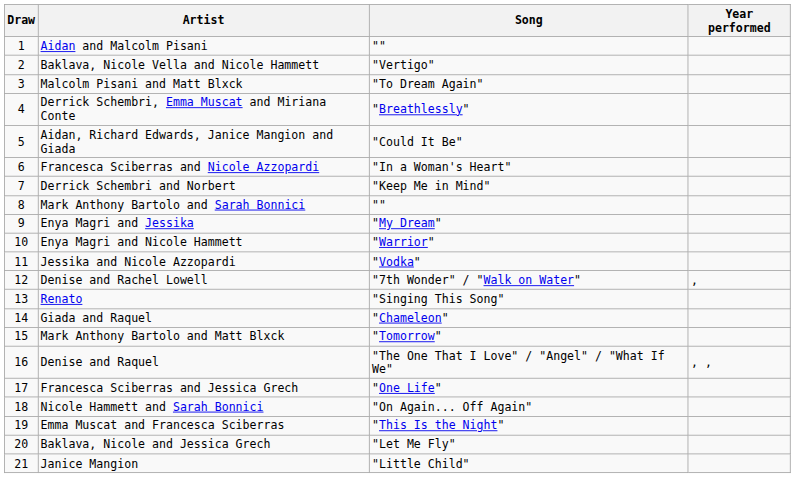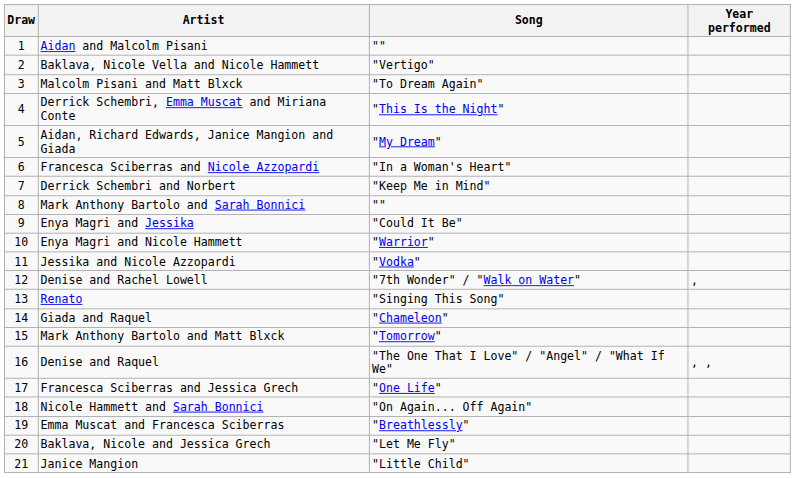(421, 109) "Breathlessly" -> (438, 109) "This Is the Night"
(417, 142) "Could It Be" -> (407, 142) "My Dream"
(407, 224) "My Dream" -> (417, 224) "Could It Be"
(438, 426) "This Is the Night" -> (421, 426) "Breathlessly"
